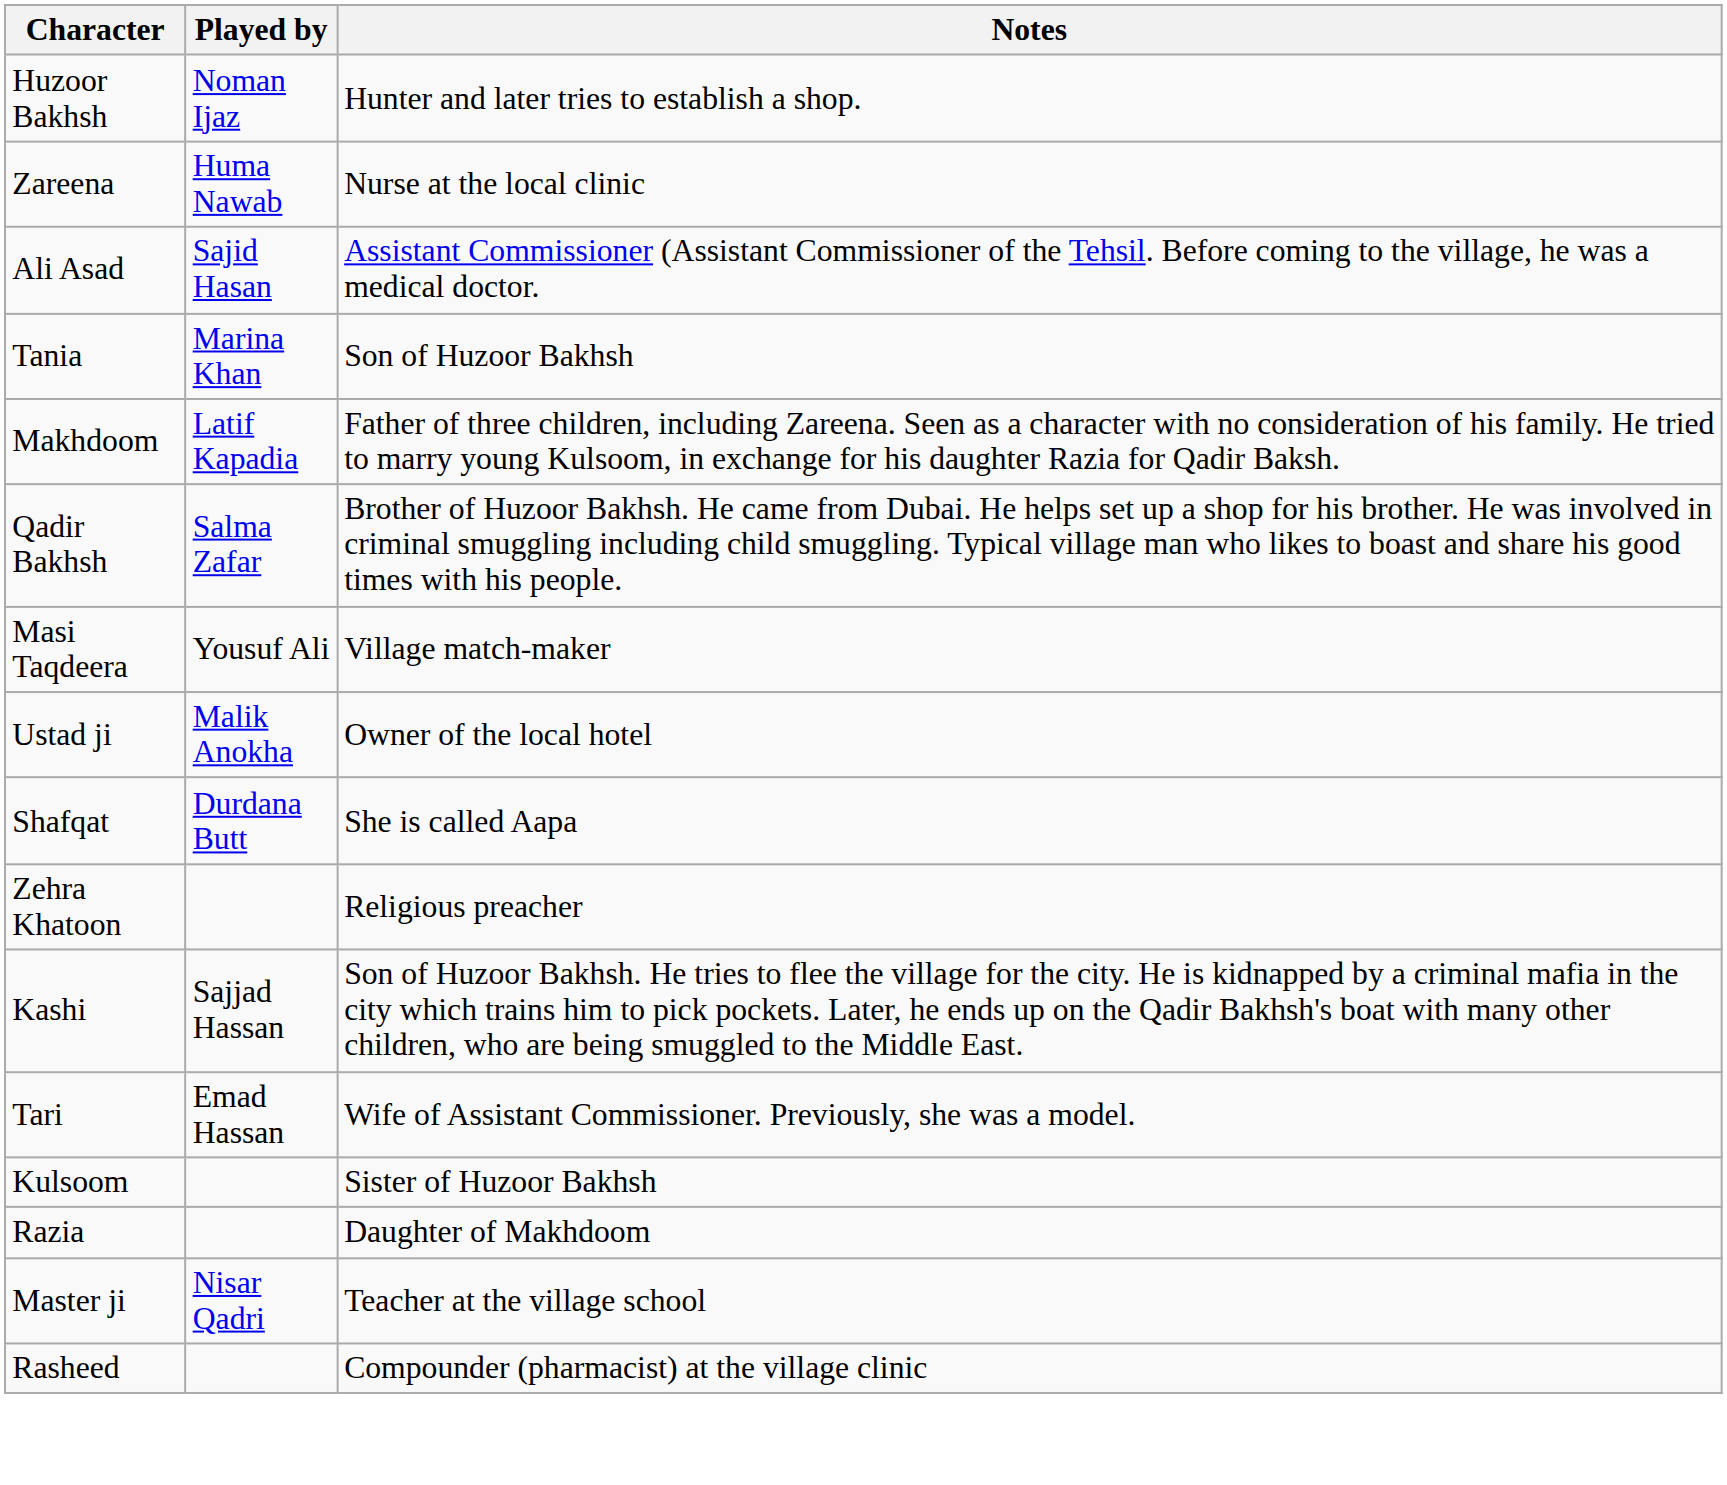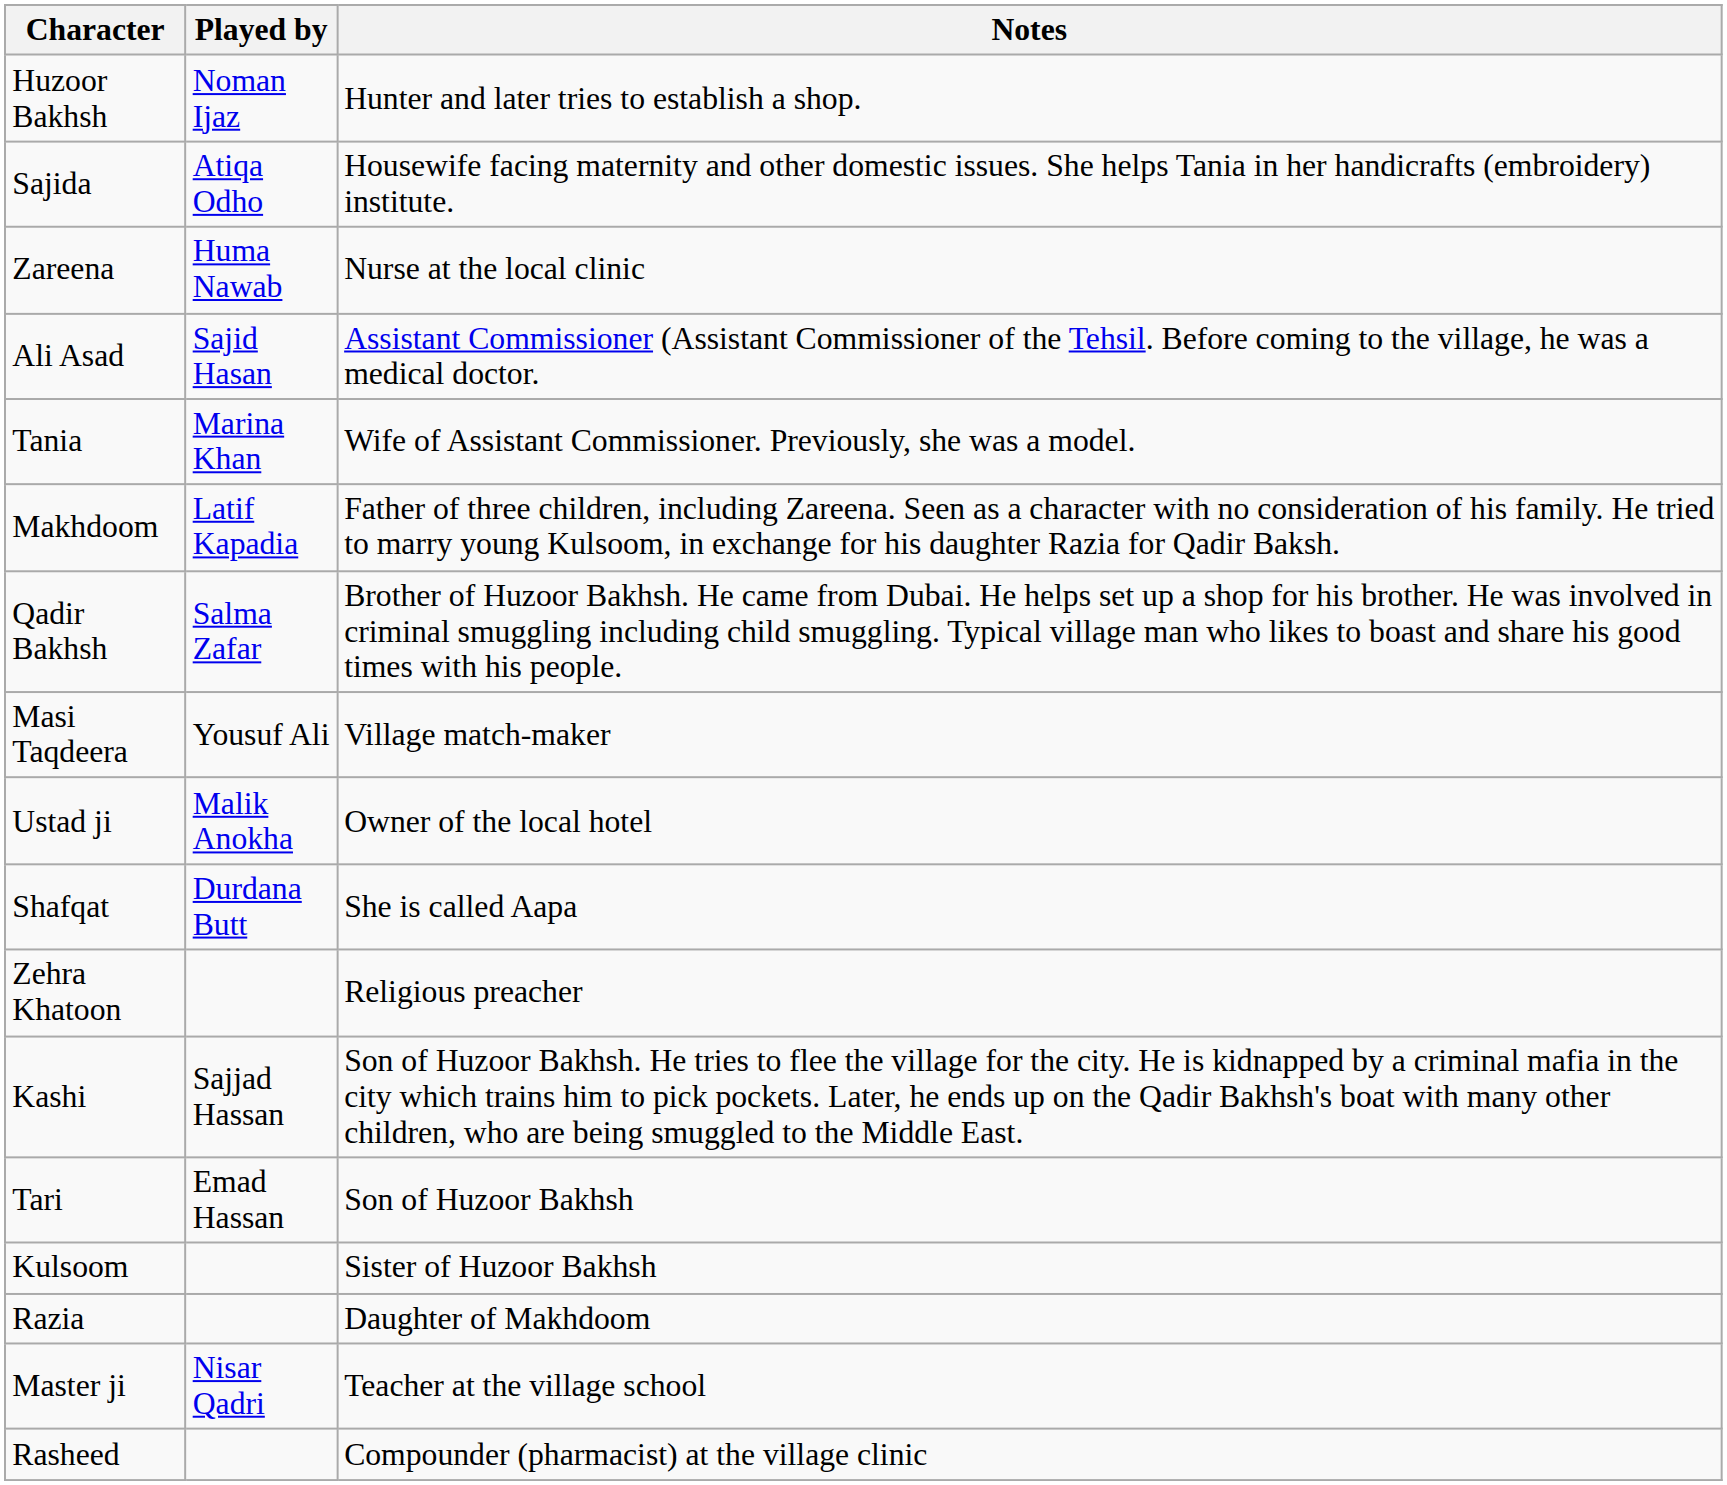+ row: (52, 183)
(489, 355) Son of Huzoor Bakhsh -> (740, 441) Wife of Assistant Commissioner. Previously, she was a model.
(740, 1113) Wife of Assistant Commissioner. Previously, she was a model. -> (489, 1199) Son of Huzoor Bakhsh
